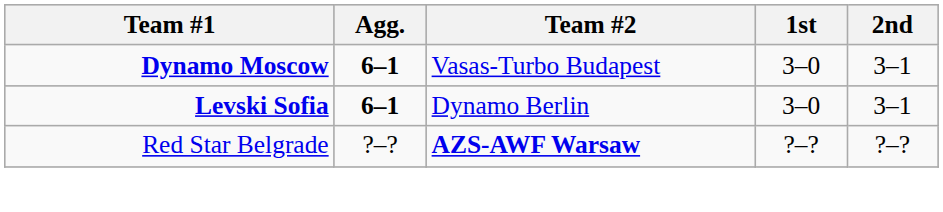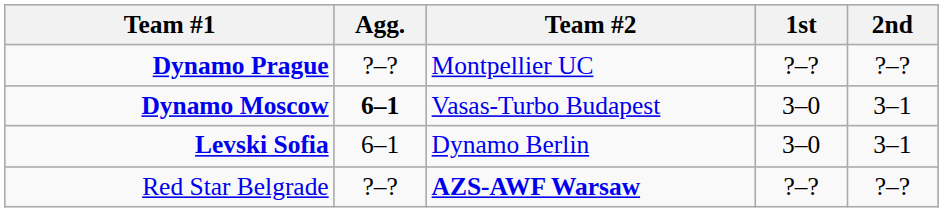+ row: (241, 65)
(380, 105) bold -> (380, 145) normal
